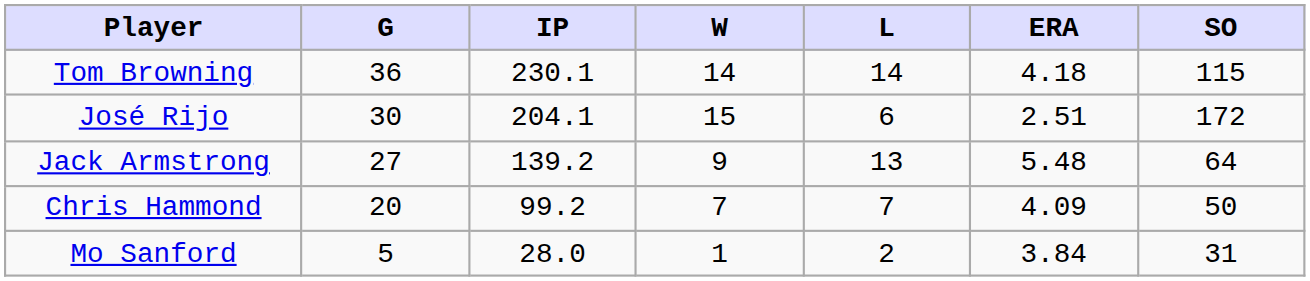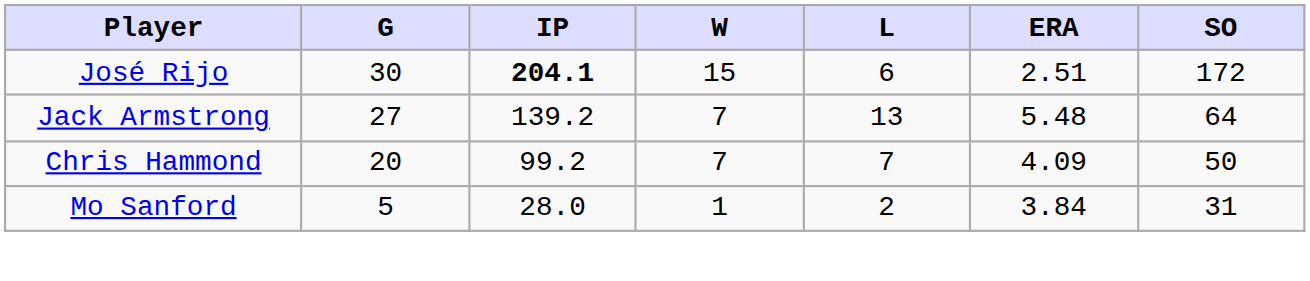- row: (154, 73)
(553, 118) normal -> (553, 73) bold
(720, 163) 9 -> (720, 118) 7
